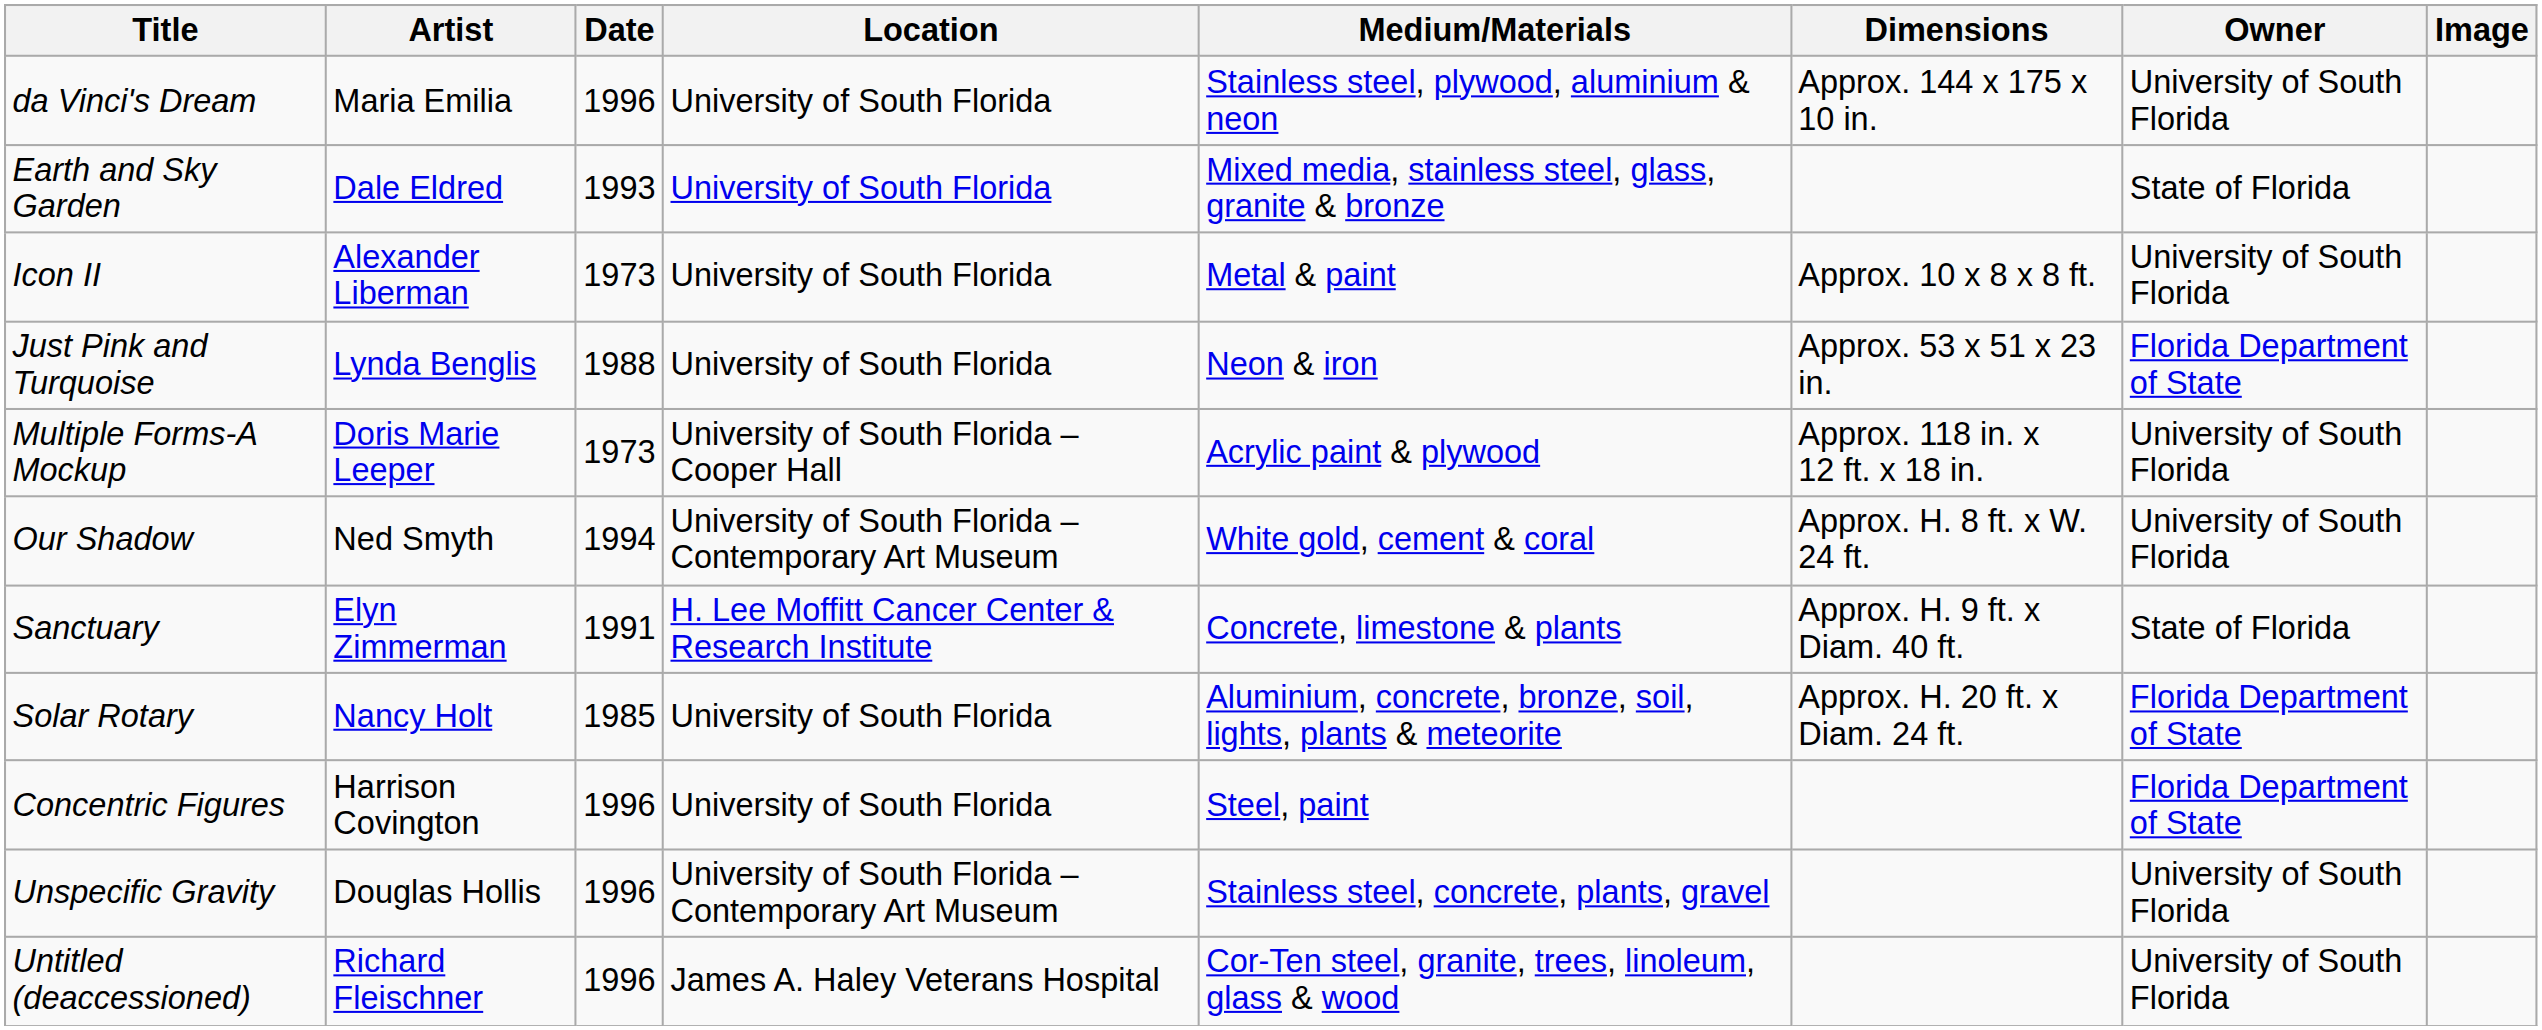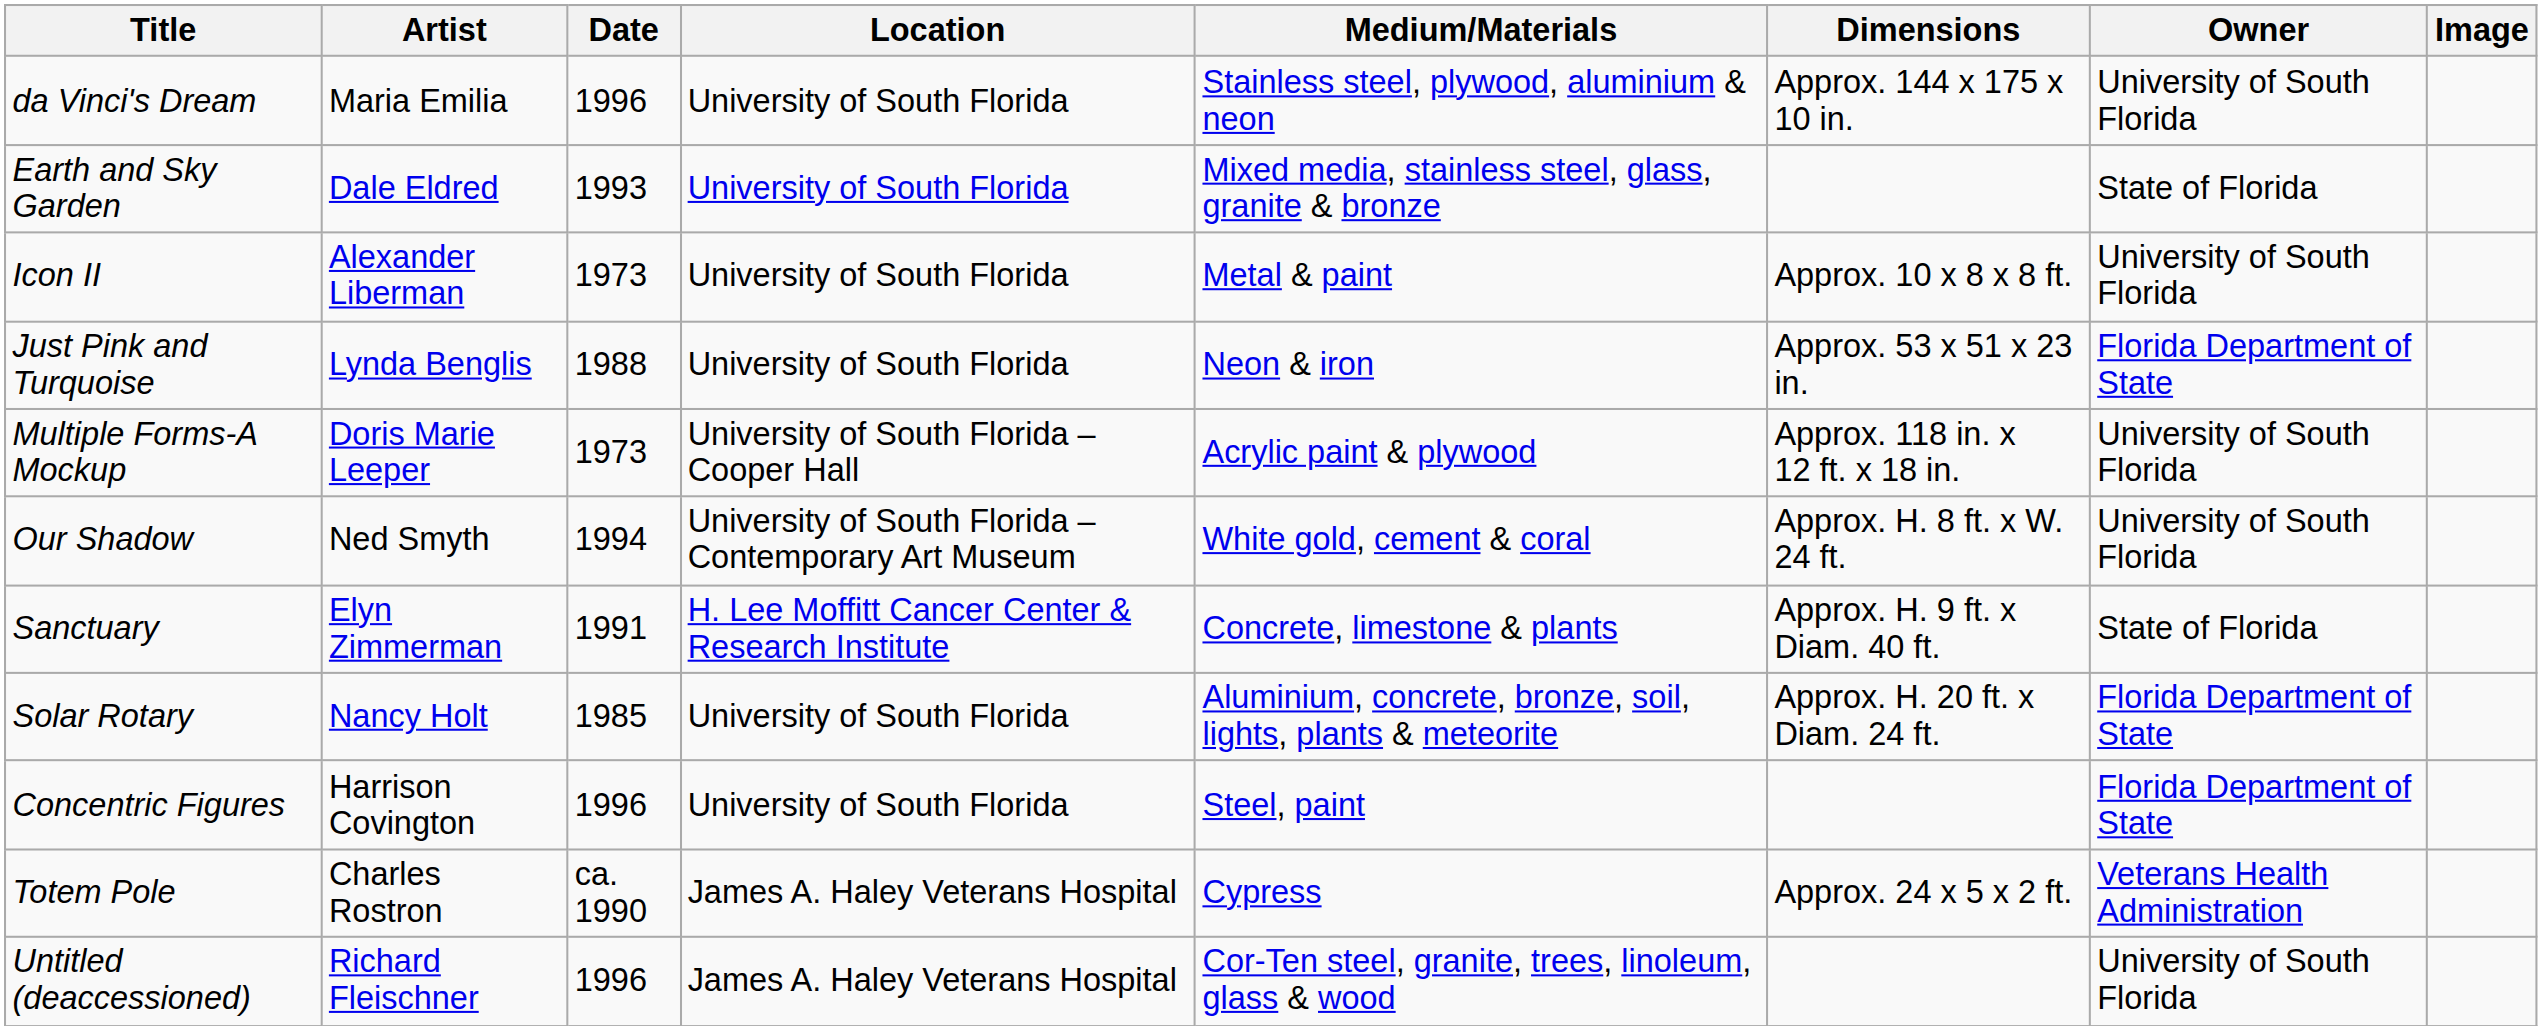+ row: (94, 892)
- row: (143, 892)
